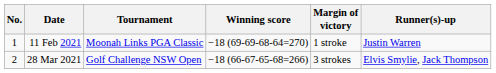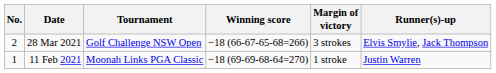rows swapped: (55, 43) <-> (54, 60)
